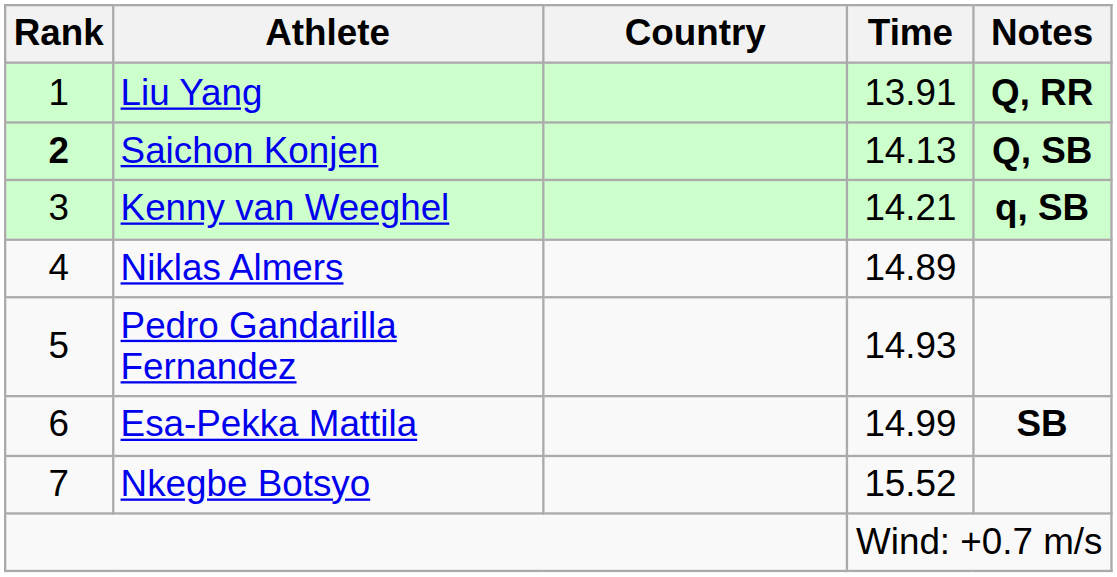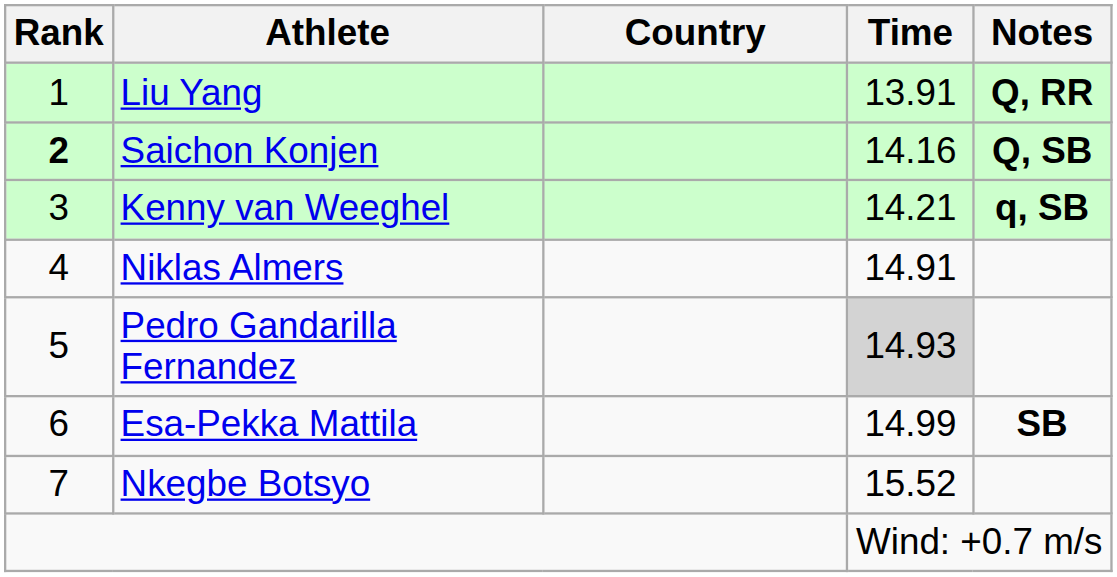(910, 150) 14.13 -> (910, 150) 14.16
(910, 267) 14.89 -> (910, 267) 14.91
(910, 346) no background -> (910, 346) lightgrey background
